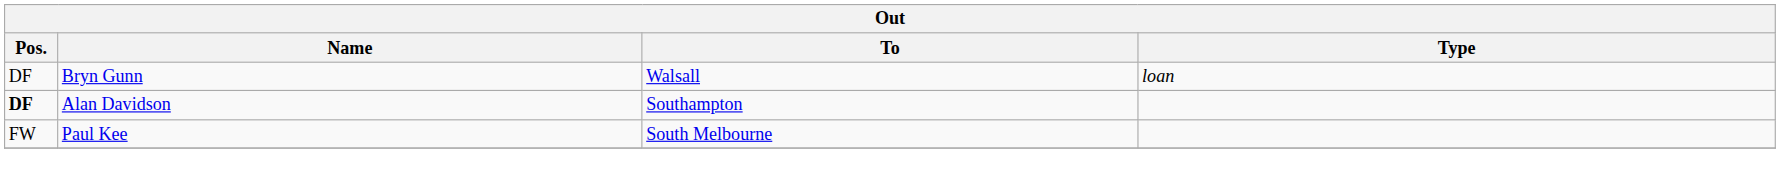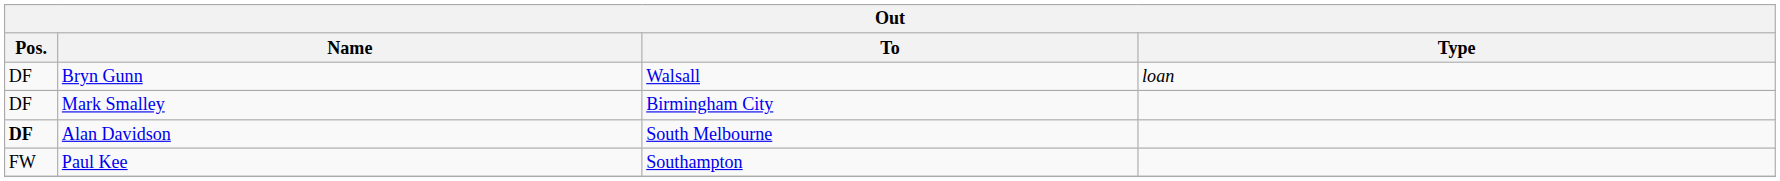+ row: (113, 104)
(694, 104) Southampton -> (709, 133) South Melbourne
(709, 133) South Melbourne -> (694, 162) Southampton
